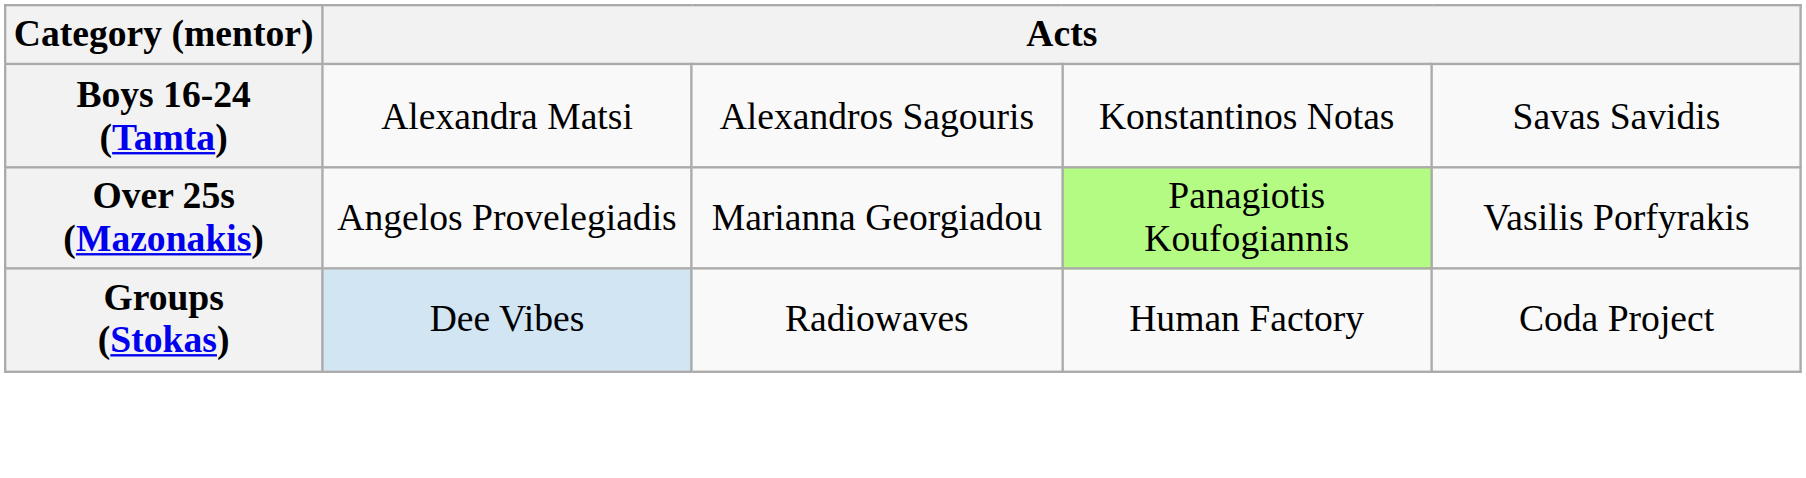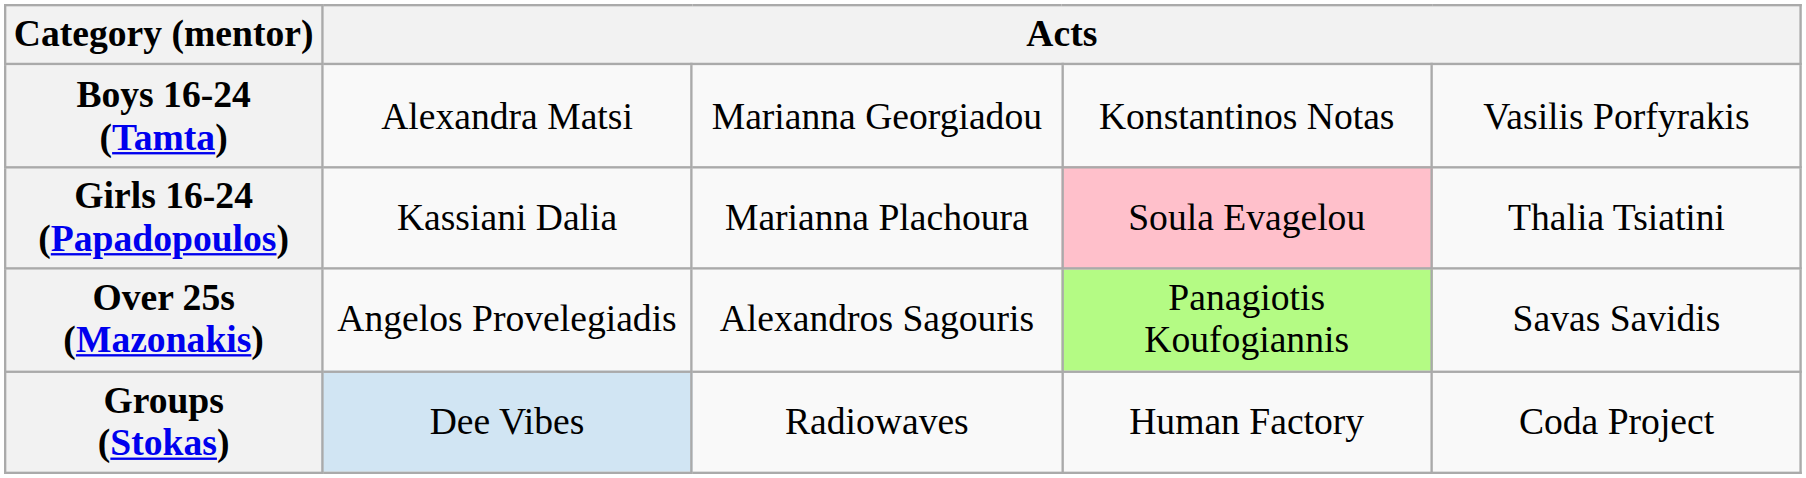(877, 115) Alexandros Sagouris -> (877, 115) Marianna Georgiadou
(1617, 115) Savas Savidis -> (1617, 115) Vasilis Porfyrakis
+ row: (164, 217)
(877, 217) Marianna Georgiadou -> (877, 318) Alexandros Sagouris
(1617, 217) Vasilis Porfyrakis -> (1617, 318) Savas Savidis
